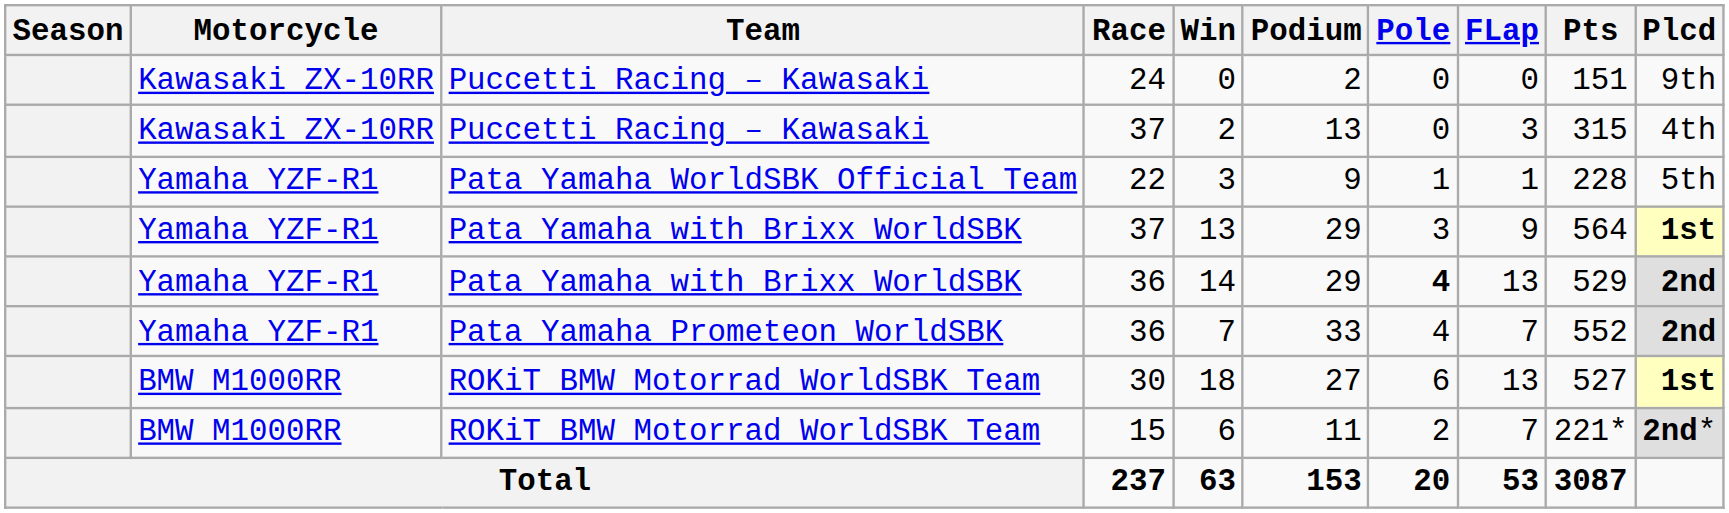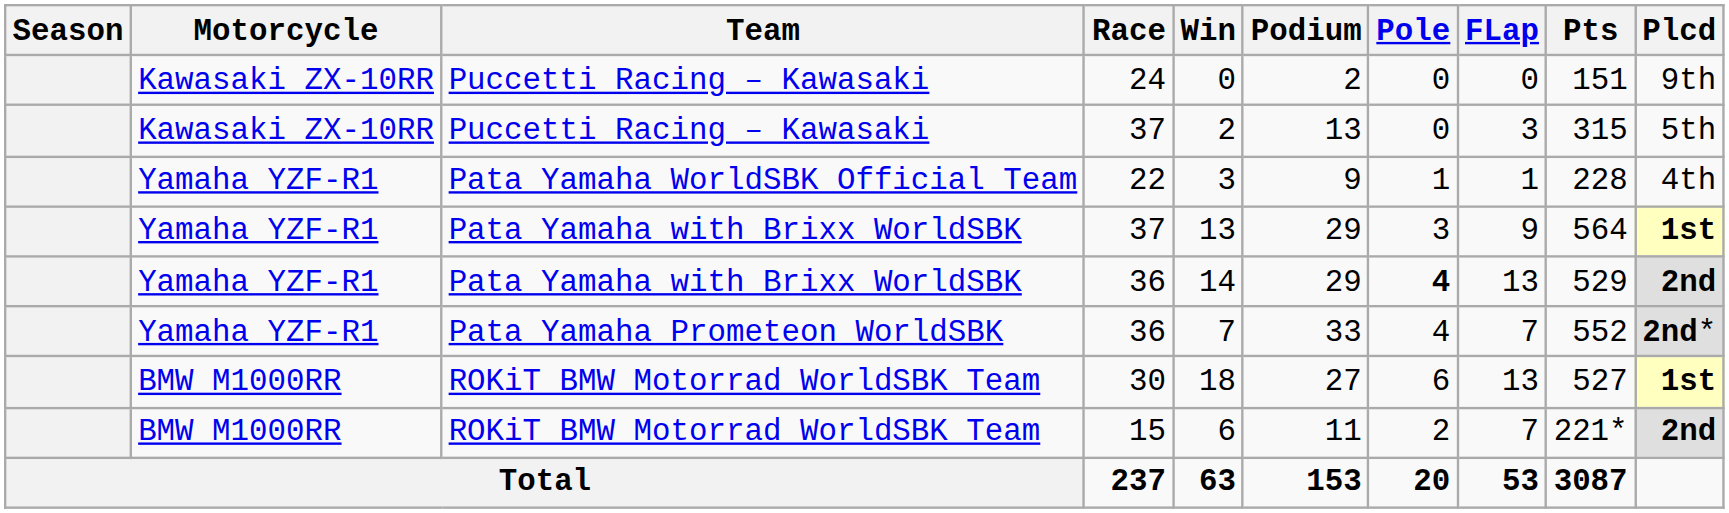(1689, 131) 4th -> (1689, 131) 5th
(1689, 181) 5th -> (1689, 181) 4th
(1689, 332) 2nd -> (1679, 332) 2nd*
(1679, 432) 2nd* -> (1689, 432) 2nd
